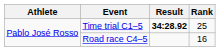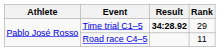(202, 26) 25 -> (202, 26) 29
(202, 40) 16 -> (202, 40) 11
